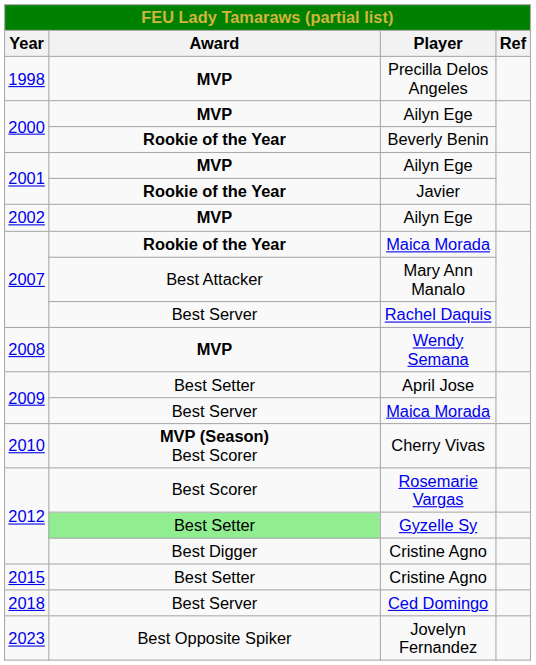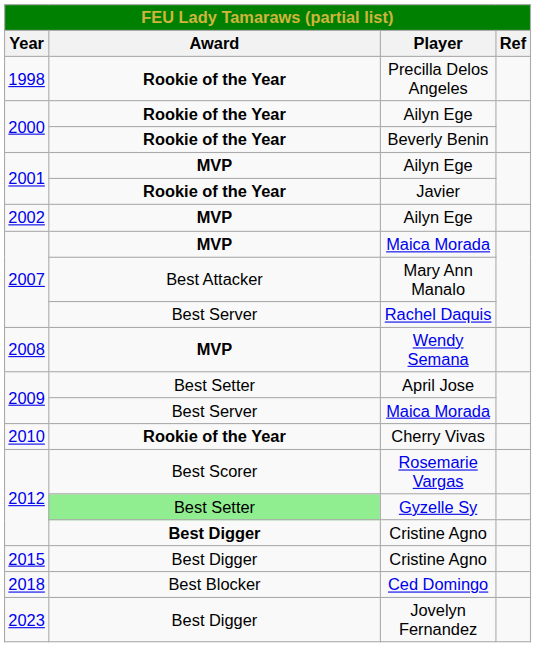(214, 79) MVP -> (214, 79) Rookie of the Year
(214, 114) MVP -> (214, 114) Rookie of the Year
(214, 244) Rookie of the Year -> (214, 244) MVP
(214, 446) MVP (Season) Best Scorer -> (214, 437) Rookie of the Year
(214, 551) normal -> (214, 533) bold
(214, 577) Best Setter -> (214, 559) Best Digger
(214, 603) Best Server -> (214, 585) Best Blocker
(214, 638) Best Opposite Spiker -> (214, 620) Best Digger
